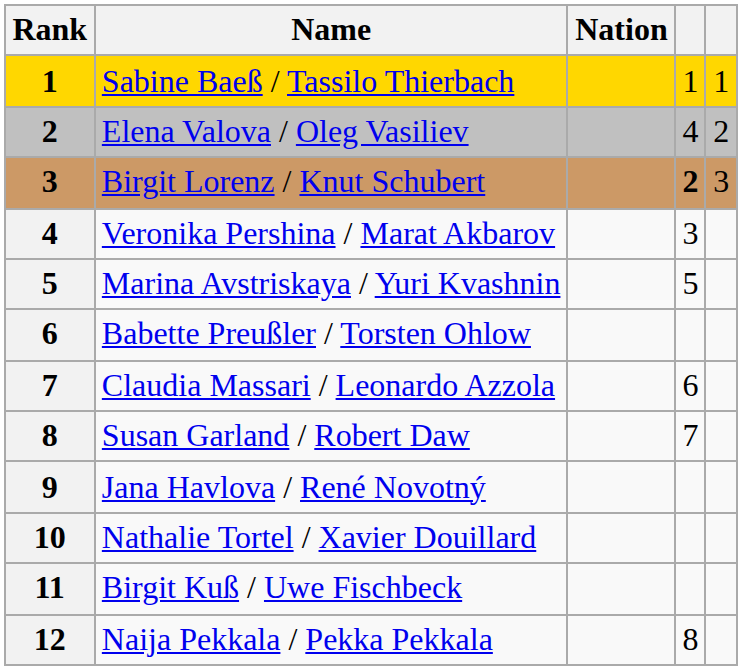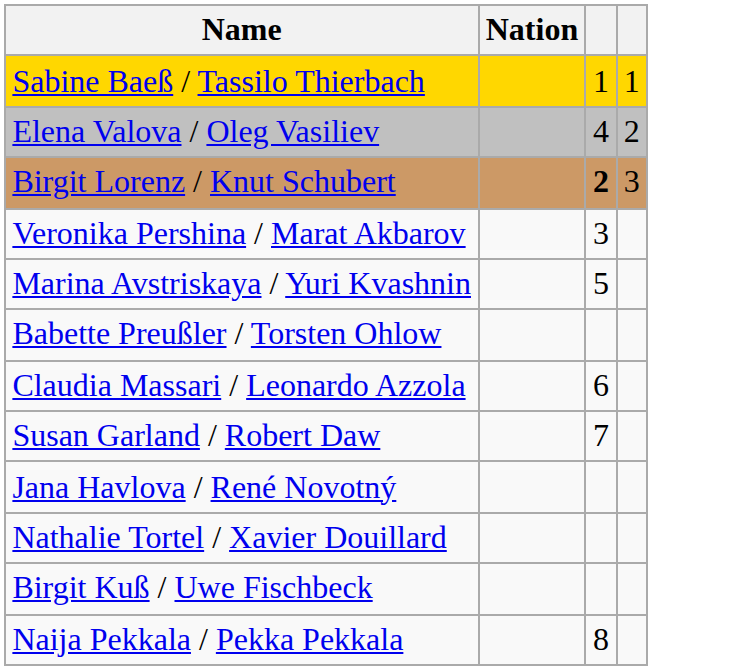- column: (50, 29)
